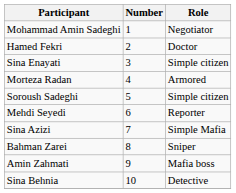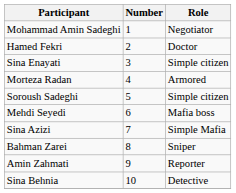(186, 113) Reporter -> (191, 113) Mafia boss
(191, 163) Mafia boss -> (186, 163) Reporter
